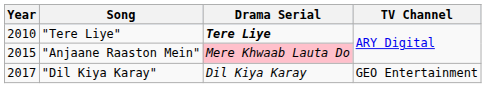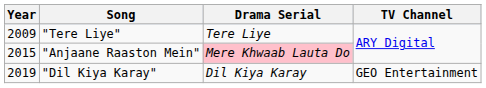(22, 34) 2010 -> (22, 34) 2009
(238, 34) bold -> (238, 34) normal
(22, 73) 2017 -> (22, 73) 2019
